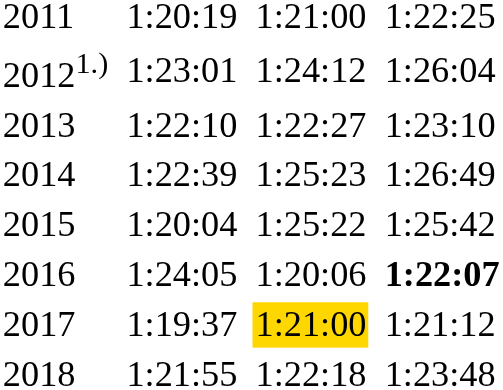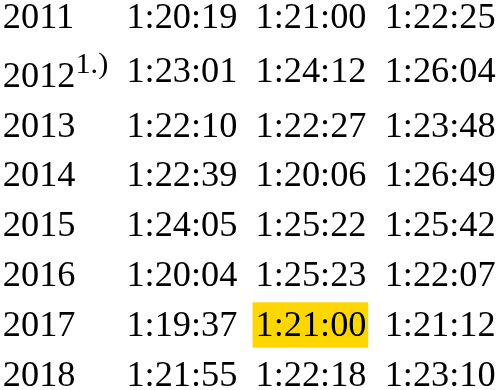(440, 125) 1:23:10 -> (440, 125) 1:23:48
(311, 175) 1:25:23 -> (311, 175) 1:20:06
(182, 225) 1:20:04 -> (182, 225) 1:24:05
(182, 275) 1:24:05 -> (182, 275) 1:20:04
(311, 275) 1:20:06 -> (311, 275) 1:25:23
(442, 275) bold -> (440, 275) normal
(440, 375) 1:23:48 -> (440, 375) 1:23:10
